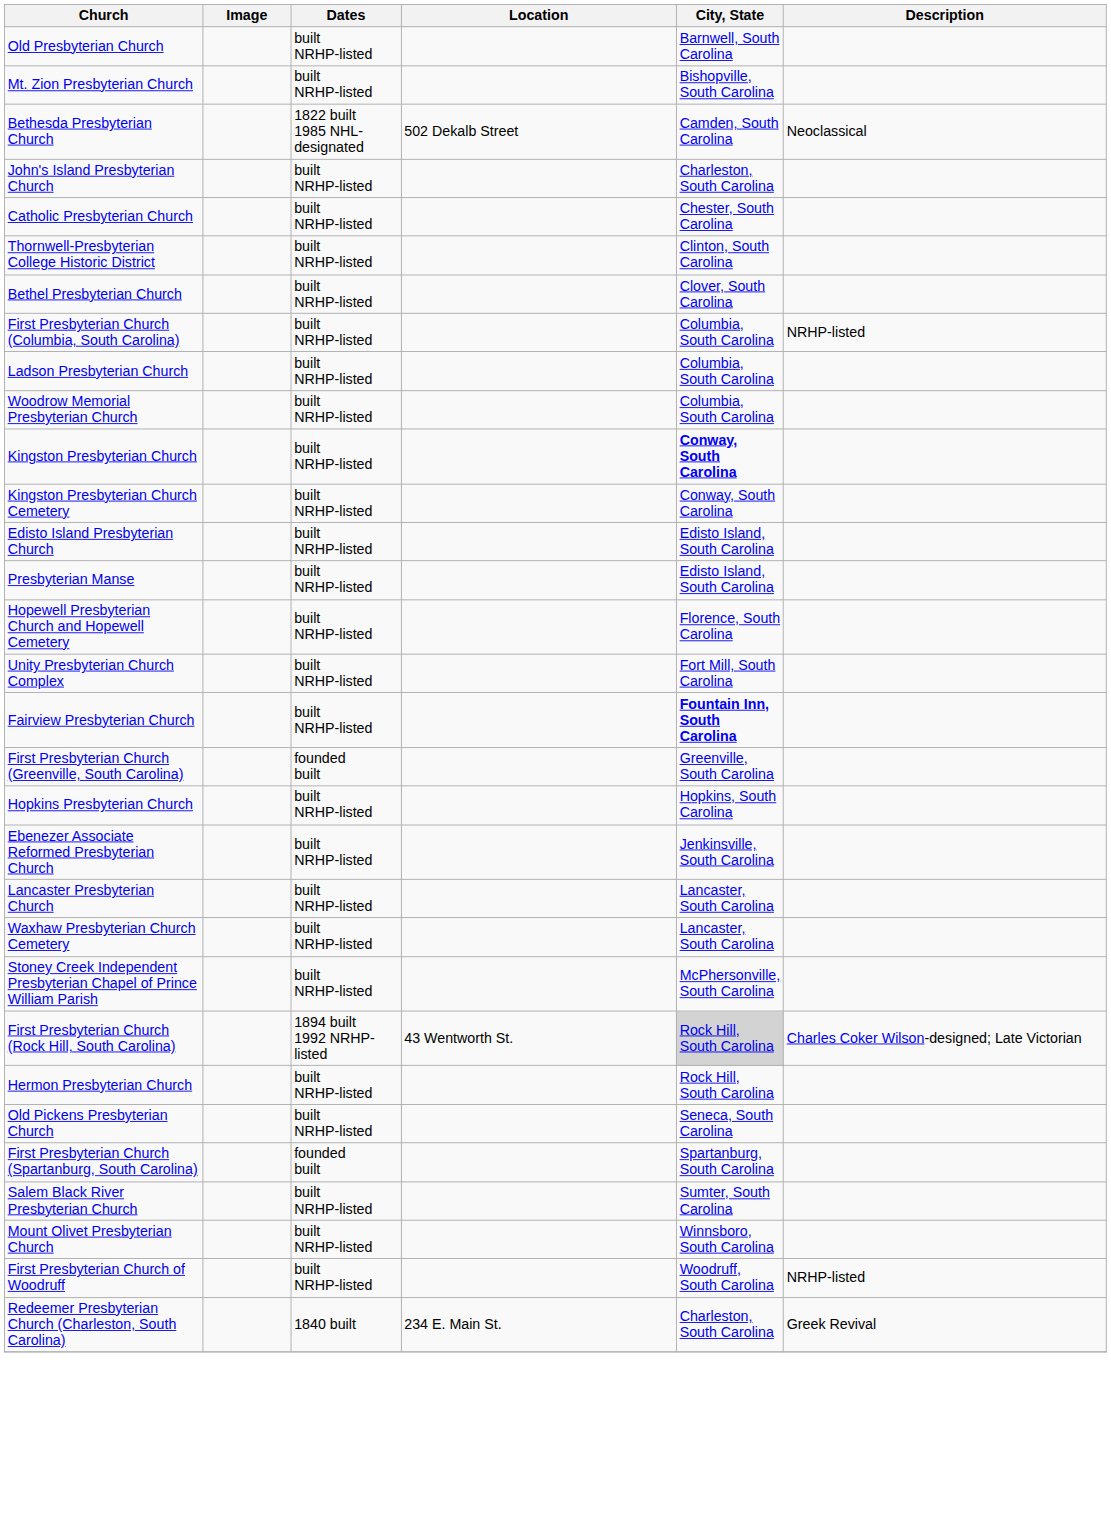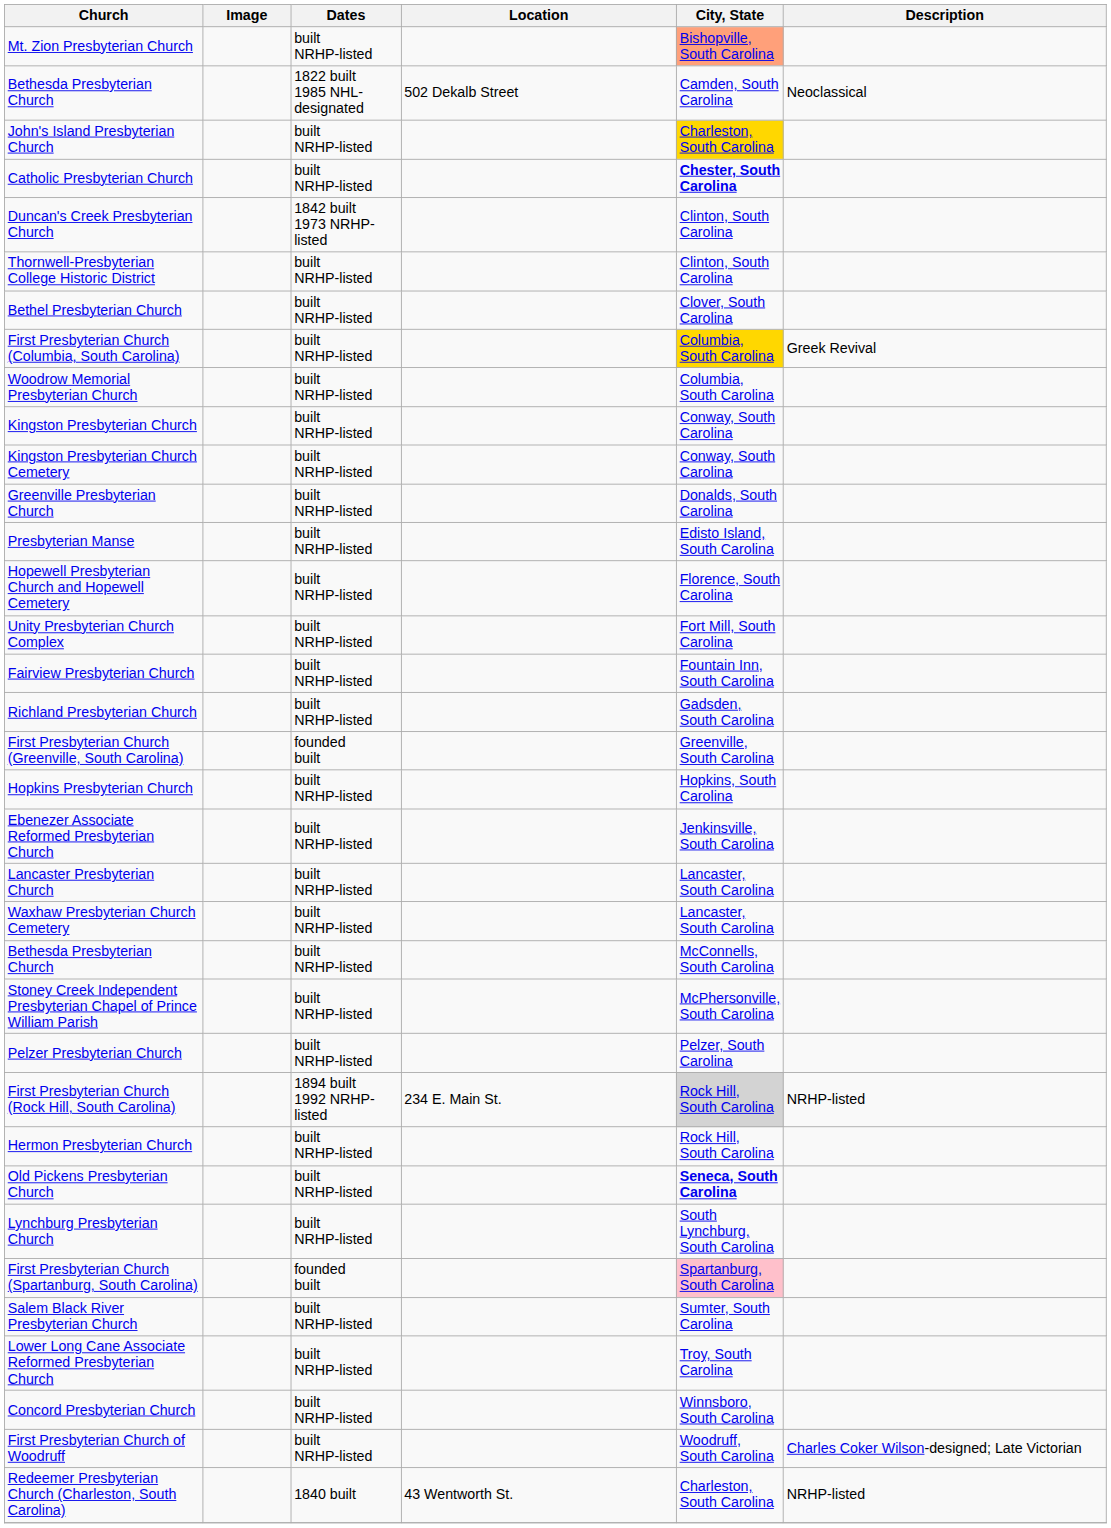- row: (86, 46)
(727, 84) no background -> (727, 46) lightsalmon background
(727, 178) no background -> (727, 139) gold background
(727, 216) normal -> (730, 178) bold
+ row: (100, 224)
(727, 332) no background -> (727, 348) gold background
(826, 332) NRHP-listed -> (831, 348) Greek Revival
- row: (98, 371)
(708, 456) bold -> (727, 425) normal
+ row: (82, 503)
- row: (90, 541)
(724, 720) bold -> (727, 673) normal
+ row: (102, 712)
+ row: (80, 959)
+ row: (95, 1052)
(459, 1038) 43 Wentworth St. -> (453, 1099) 234 E. Main St.
(934, 1038) Charles Coker Wilson-designed; Late Victorian -> (826, 1099) NRHP-listed
(726, 1123) normal -> (729, 1184) bold
+ row: (83, 1231)
(727, 1162) no background -> (727, 1278) pink background
+ row: (96, 1363)
+ row: (102, 1409)
- row: (90, 1239)
(826, 1278) NRHP-listed -> (934, 1448) Charles Coker Wilson-designed; Late Victorian
(453, 1324) 234 E. Main St. -> (459, 1495) 43 Wentworth St.
(831, 1324) Greek Revival -> (826, 1495) NRHP-listed
